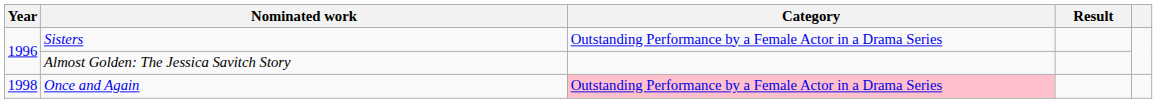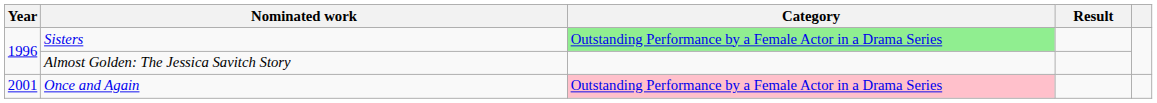(756, 39) no background -> (756, 39) lightgreen background
(23, 86) 1998 -> (23, 86) 2001
